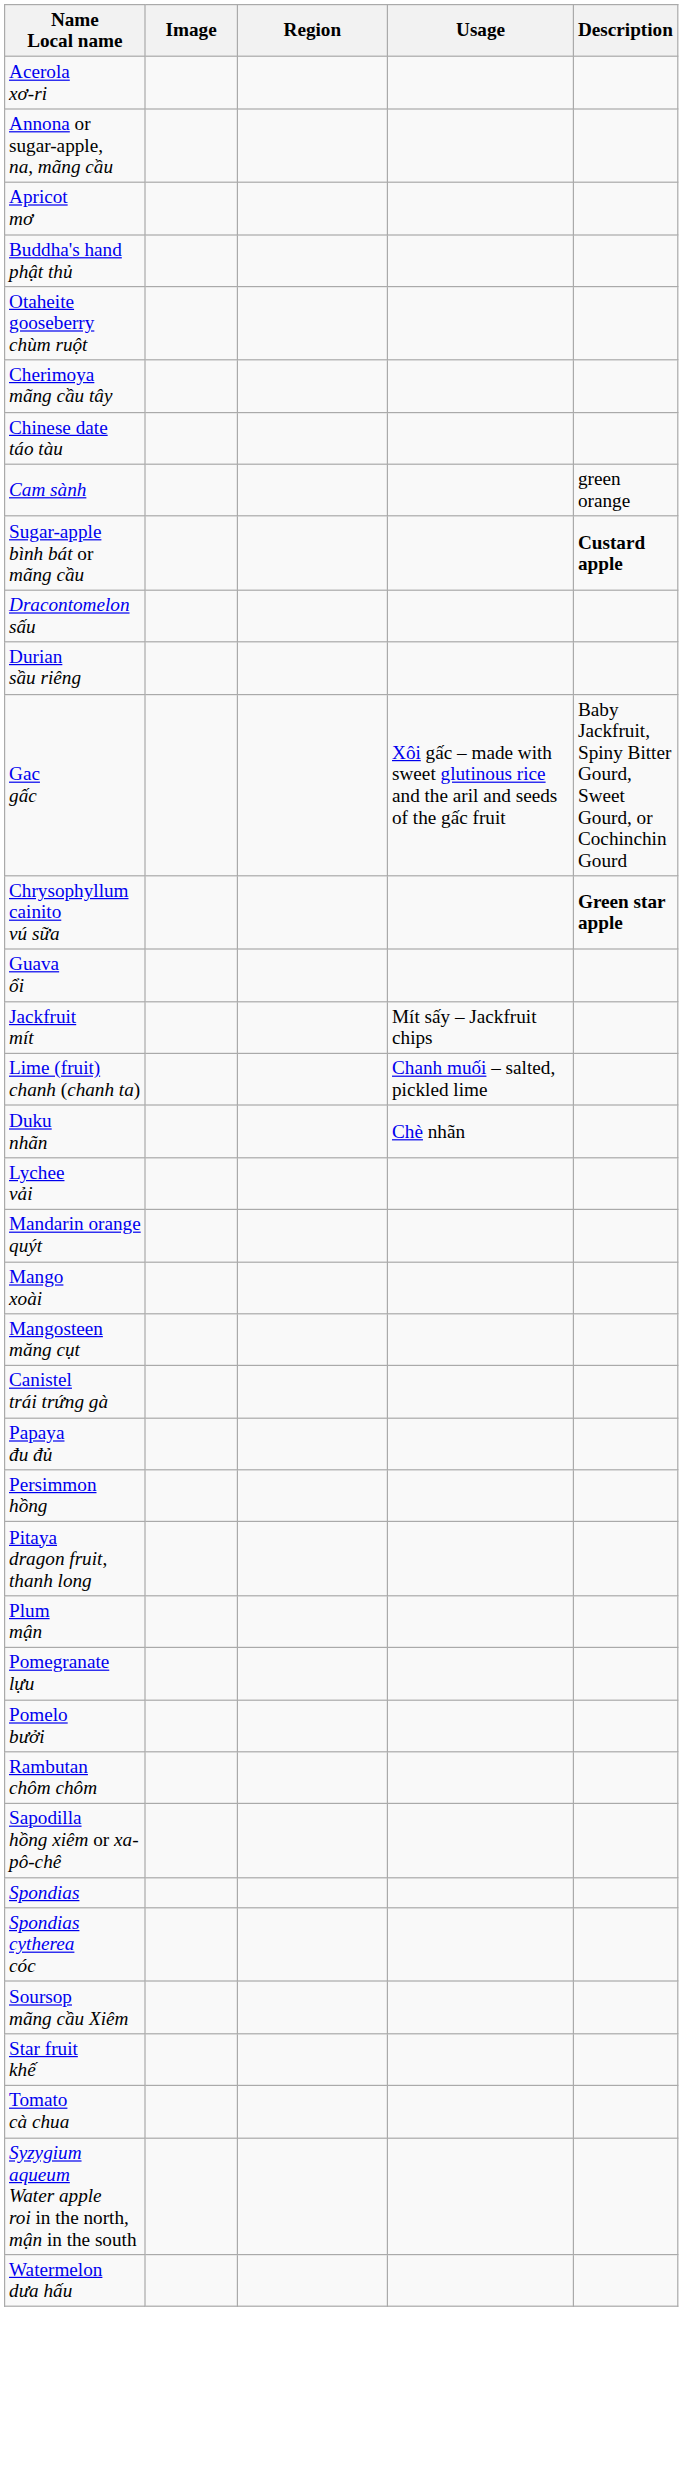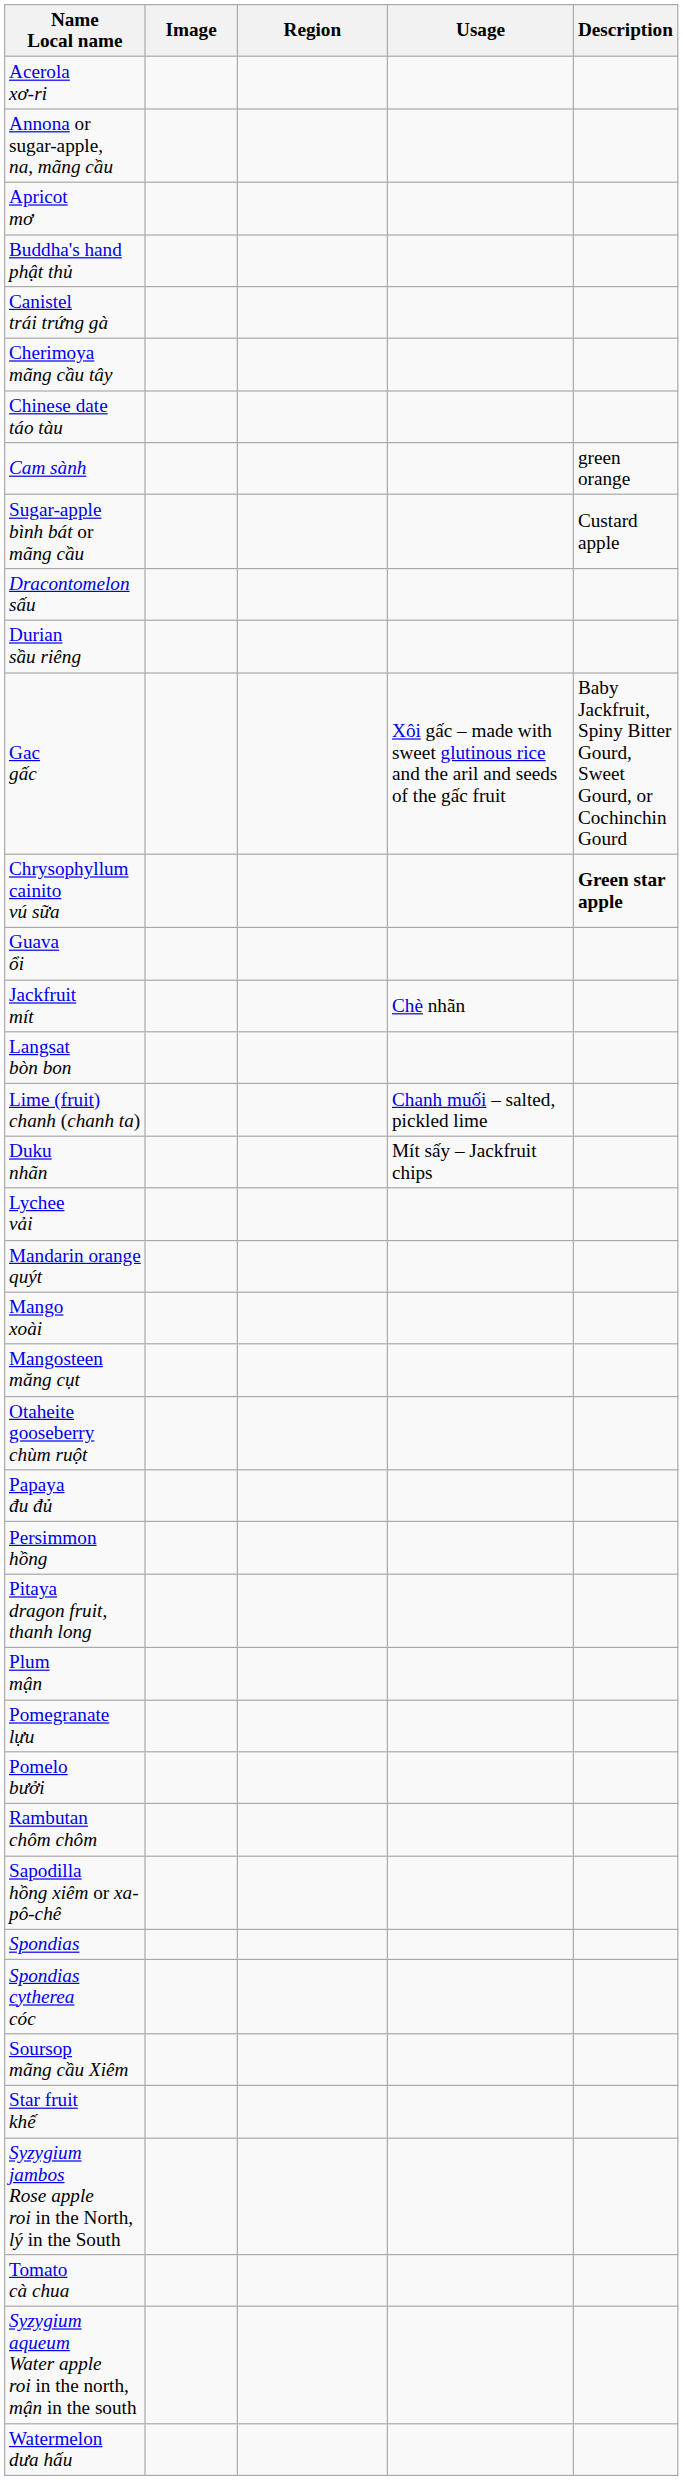rows swapped: (59, 1391) <-> (52, 323)
(612, 552) bold -> (608, 531) normal
(464, 1027) Mít sấy – Jackfruit chips -> (429, 1005) Chè nhãn
+ row: (40, 1057)
(429, 1131) Chè nhãn -> (464, 1161) Mít sấy – Jackfruit chips
+ row: (71, 2195)
